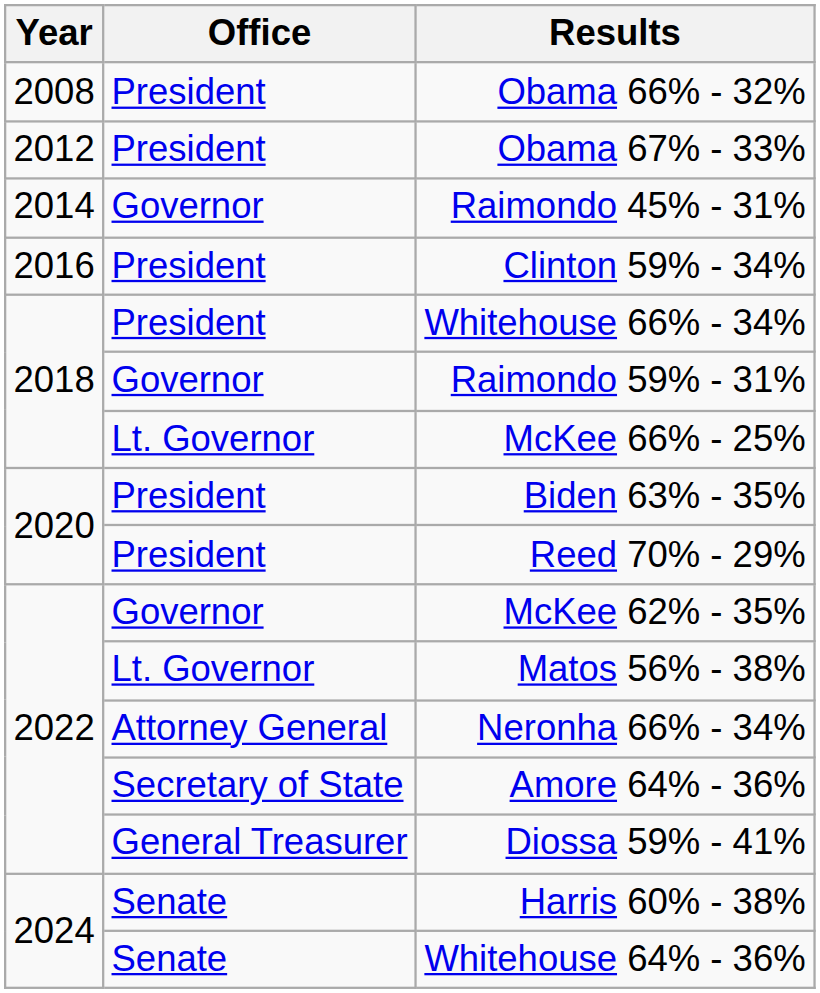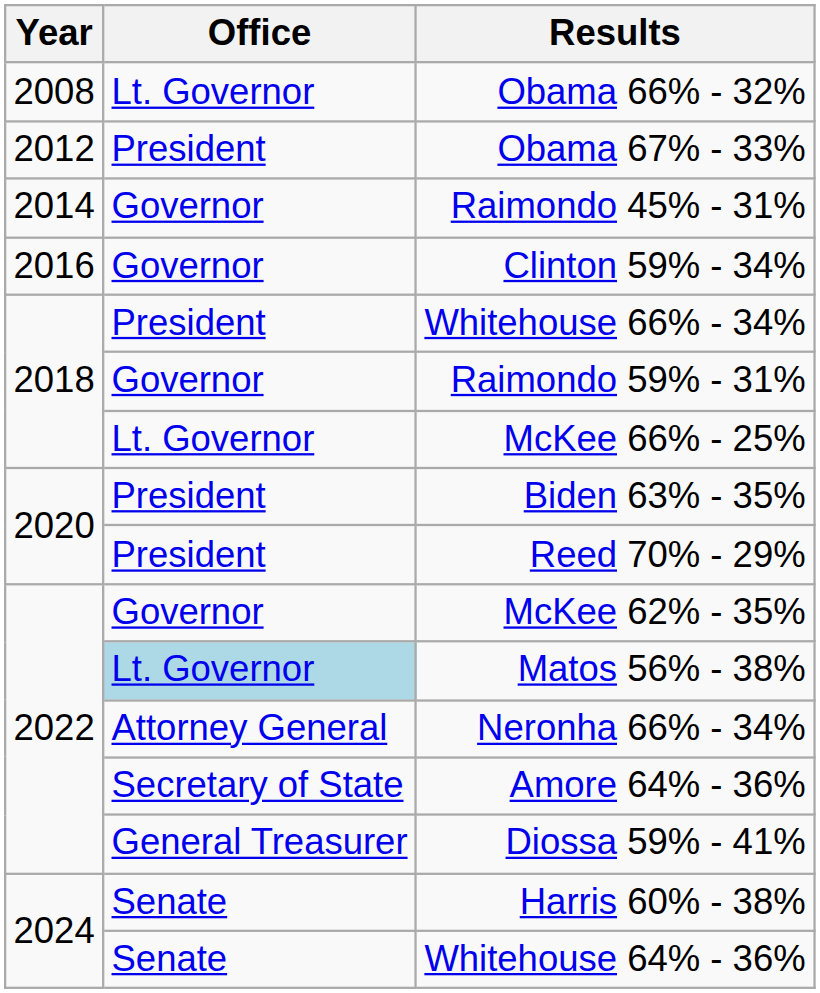(189, 91) President -> (213, 91) Lt. Governor
(189, 264) President -> (188, 264) Governor
(213, 669) no background -> (213, 669) lightblue background
